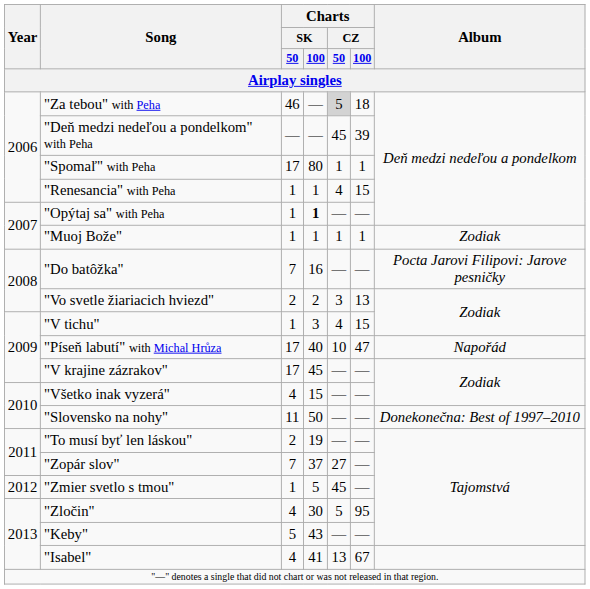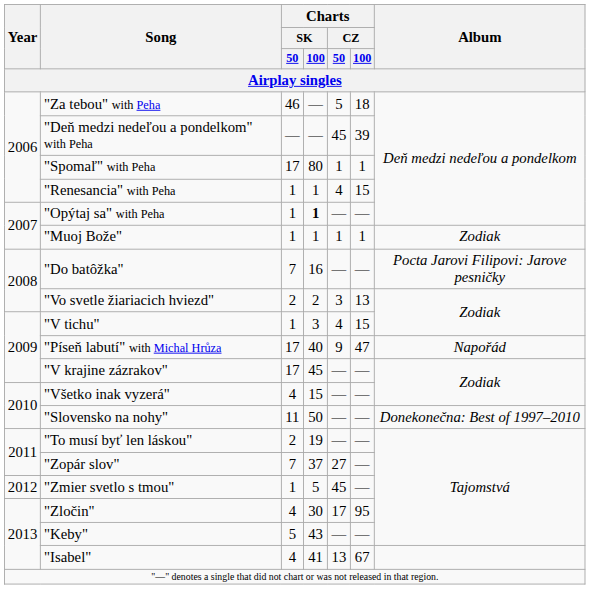(339, 103) lightgrey background -> (339, 103) no background
(339, 347) 10 -> (339, 347) 9
(339, 510) 5 -> (339, 510) 17
